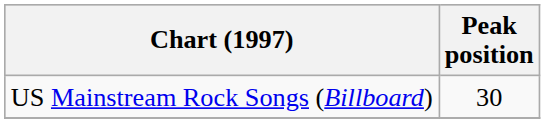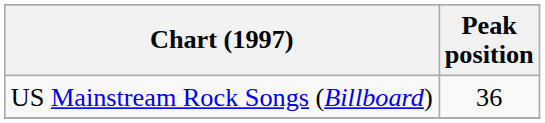(489, 96) 30 -> (489, 96) 36
